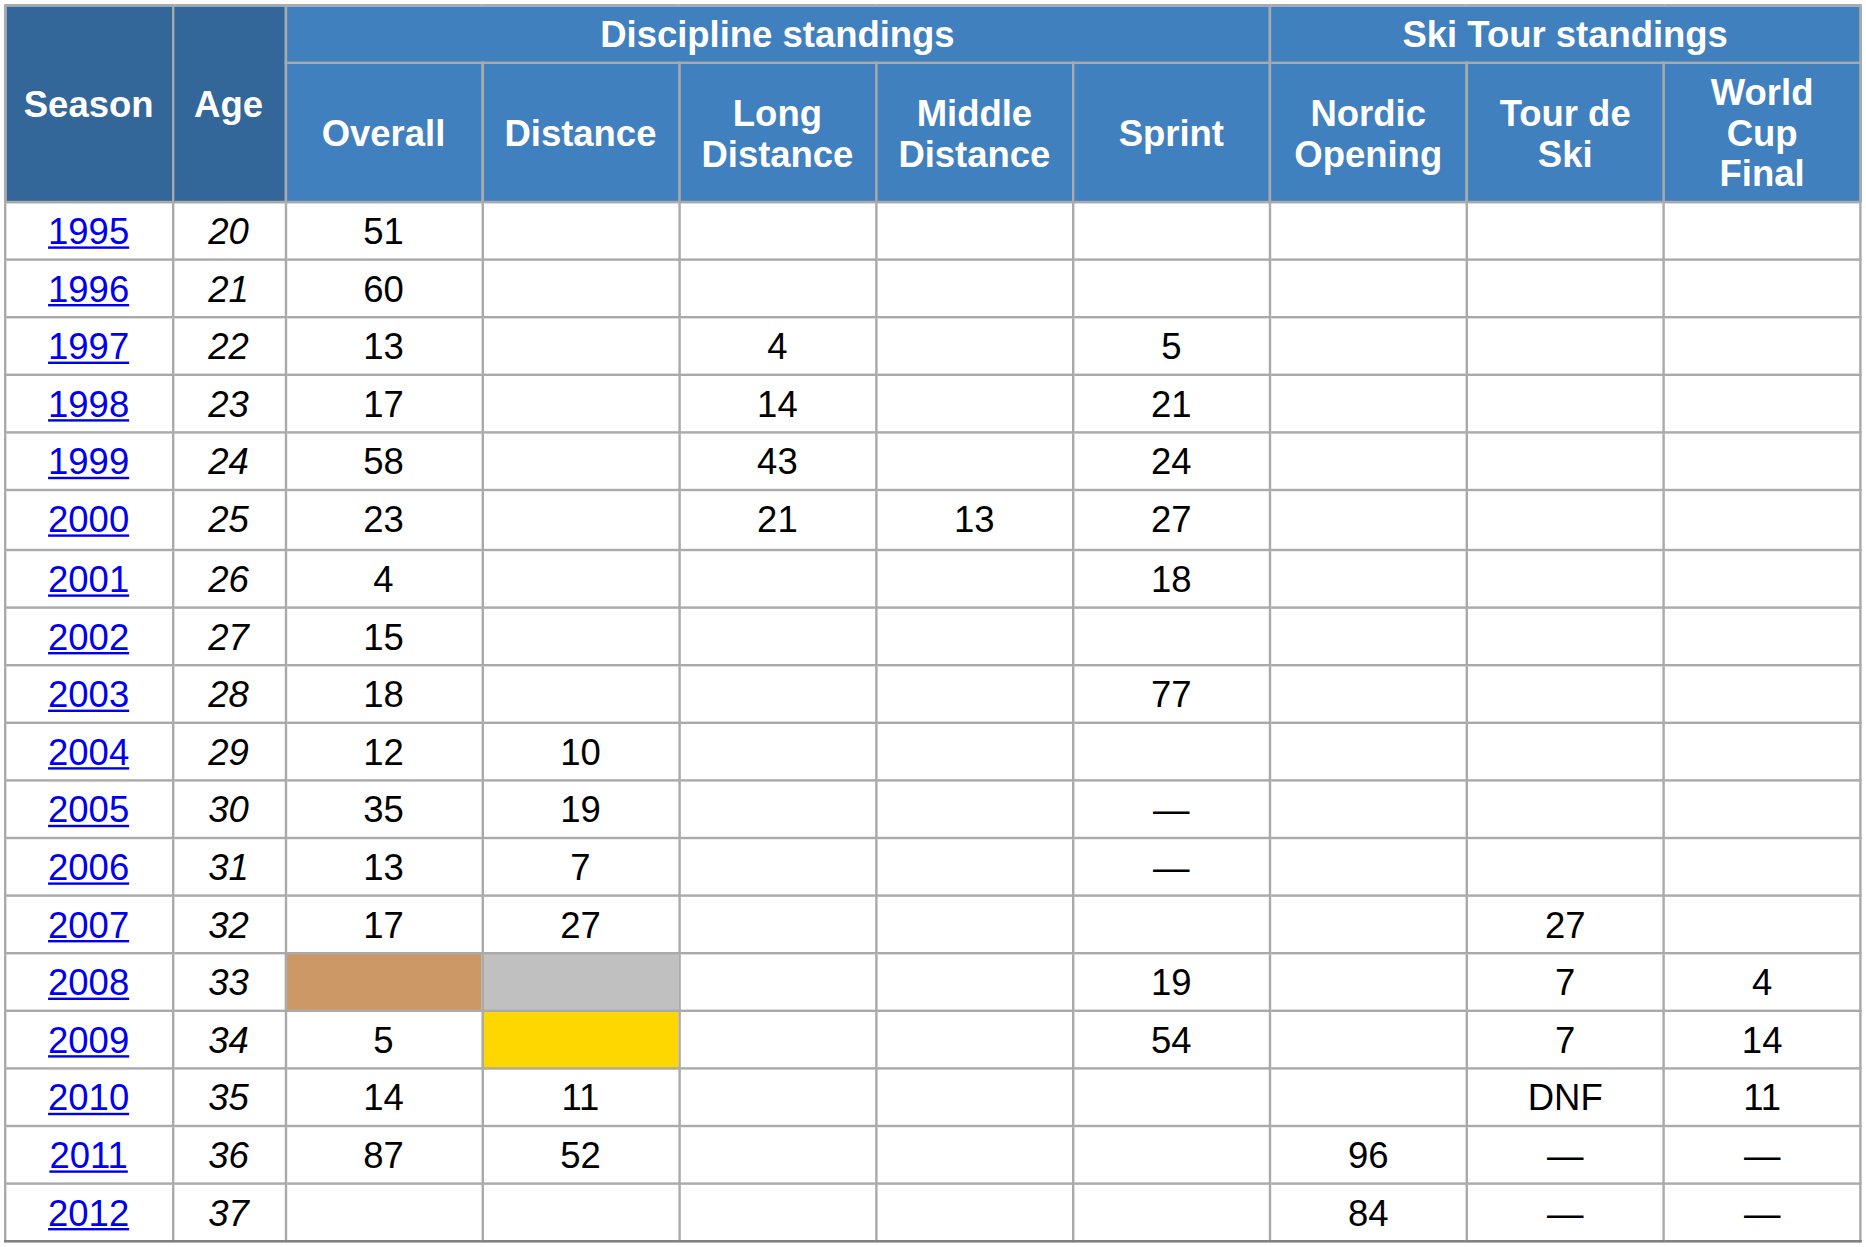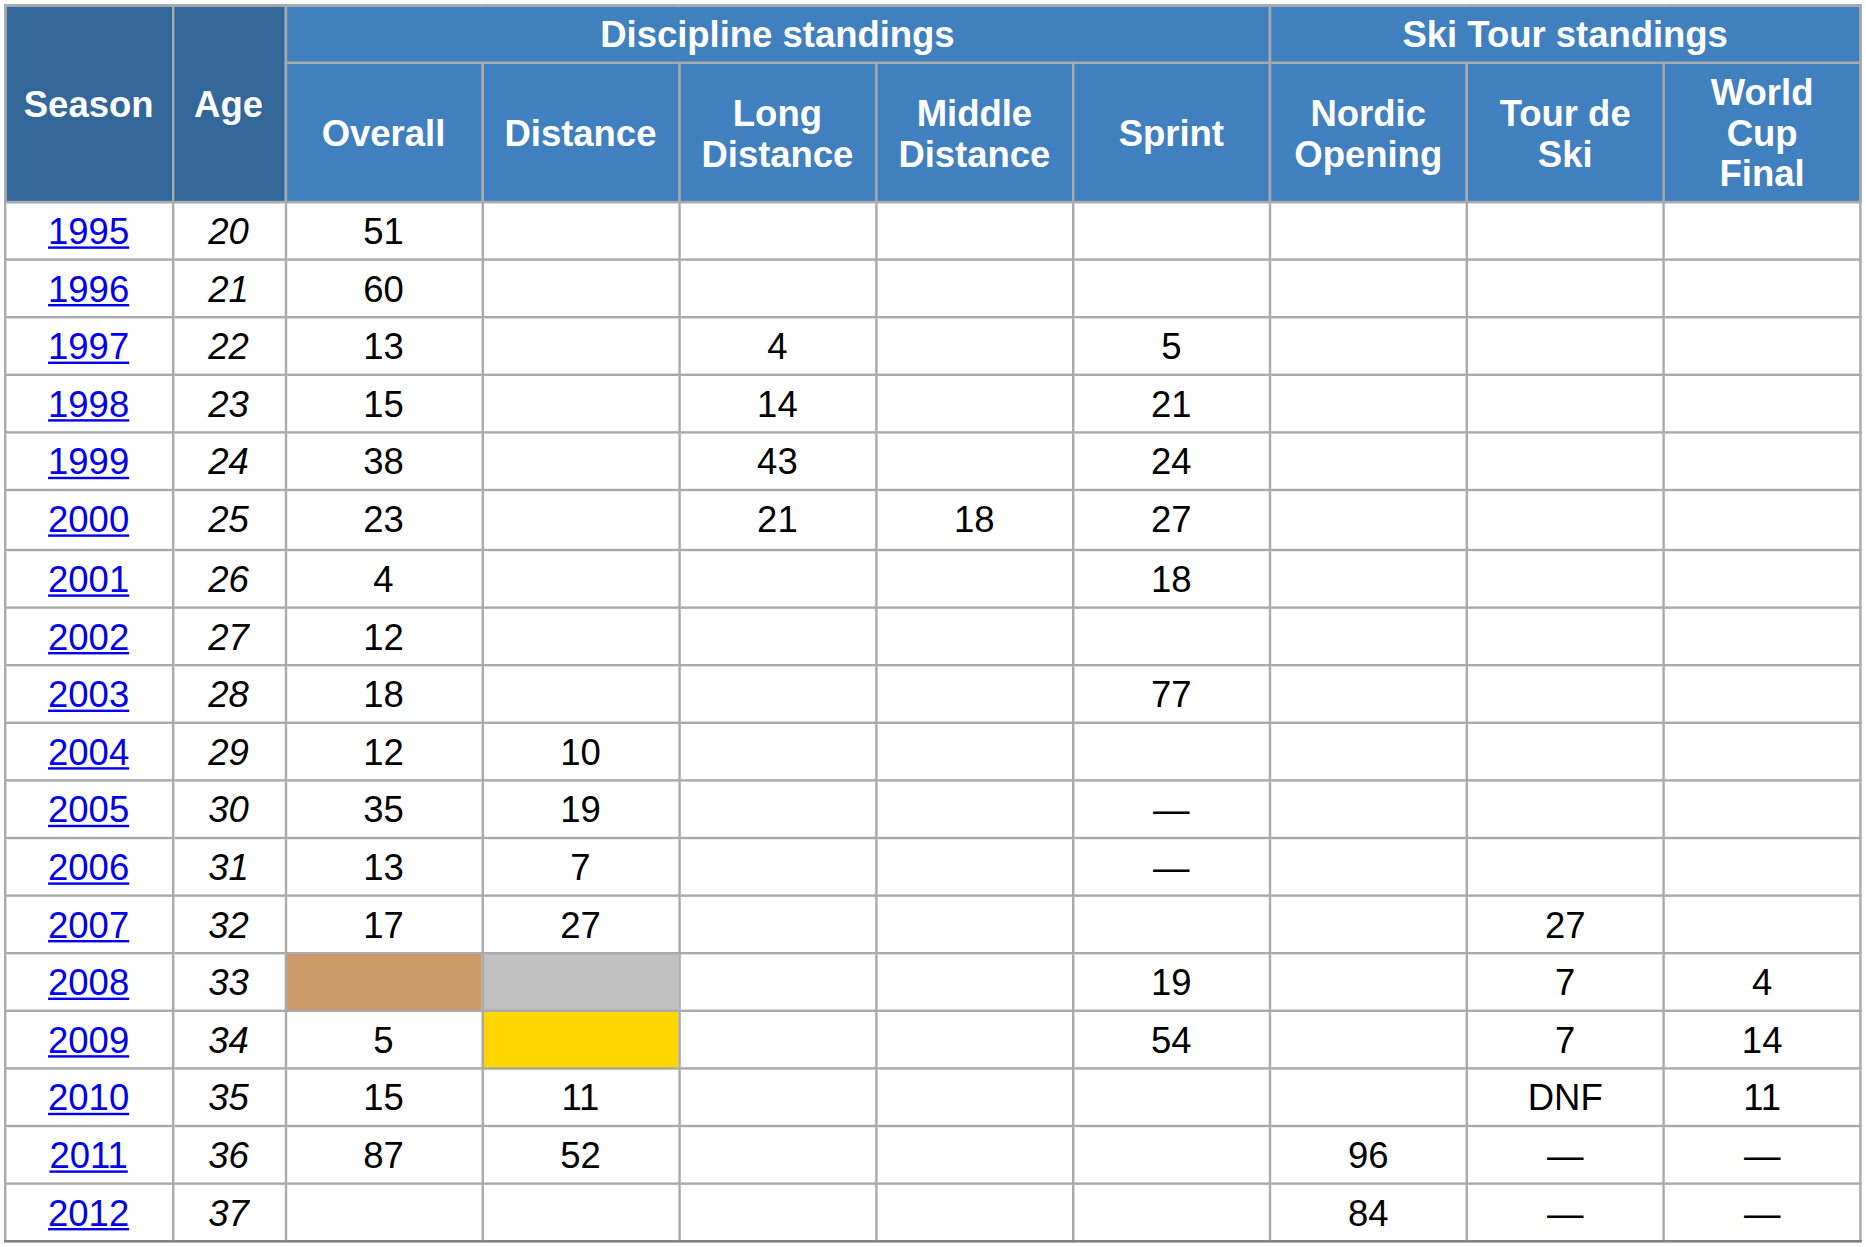(384, 405) 17 -> (384, 405) 15
(384, 462) 58 -> (384, 462) 38
(974, 520) 13 -> (974, 520) 18
(384, 636) 15 -> (384, 636) 12
(384, 1098) 14 -> (384, 1098) 15
